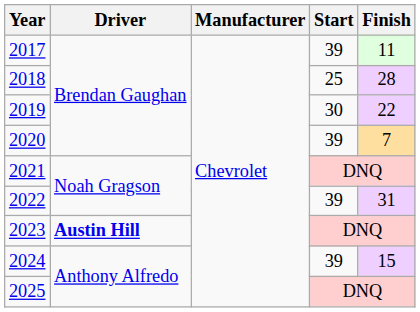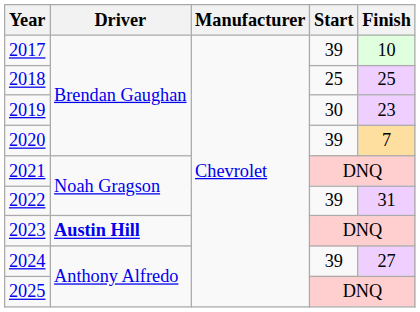(387, 50) 11 -> (387, 50) 10
(387, 80) 28 -> (387, 80) 25
(387, 110) 22 -> (387, 110) 23
(387, 261) 15 -> (387, 261) 27
